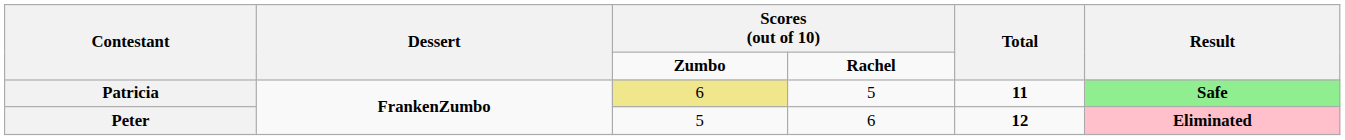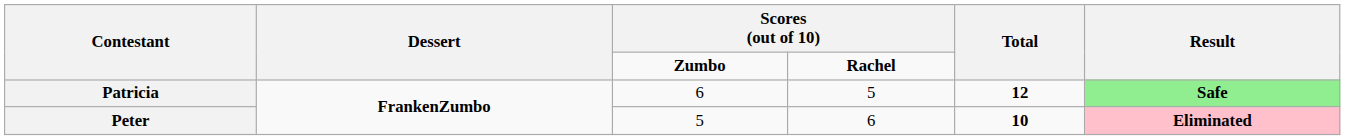(700, 93) khaki background -> (700, 93) no background
(1020, 93) 11 -> (1020, 93) 12
(1020, 121) 12 -> (1020, 121) 10
